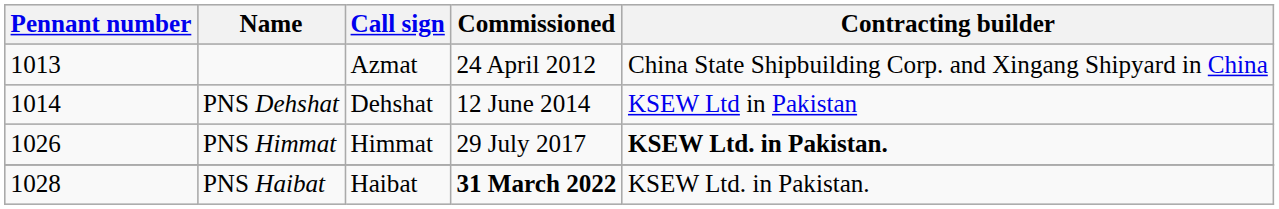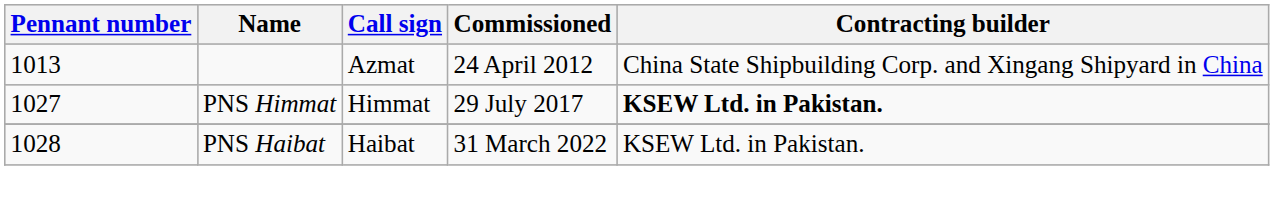- row: (271, 104)
(36, 143) 1026 -> (36, 104) 1027
(536, 183) bold -> (530, 143) normal
